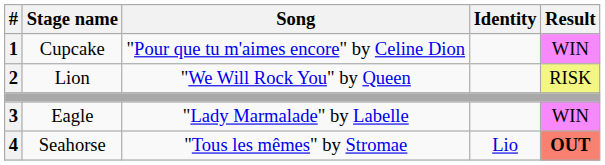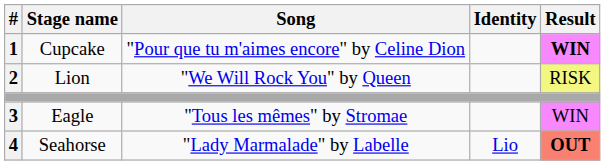(570, 48) normal -> (570, 48) bold
(296, 116) "Lady Marmalade" by Labelle -> (296, 116) "Tous les mêmes" by Stromae
(296, 145) "Tous les mêmes" by Stromae -> (296, 145) "Lady Marmalade" by Labelle
